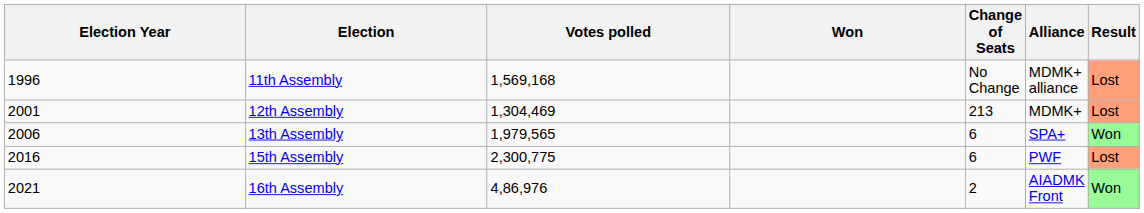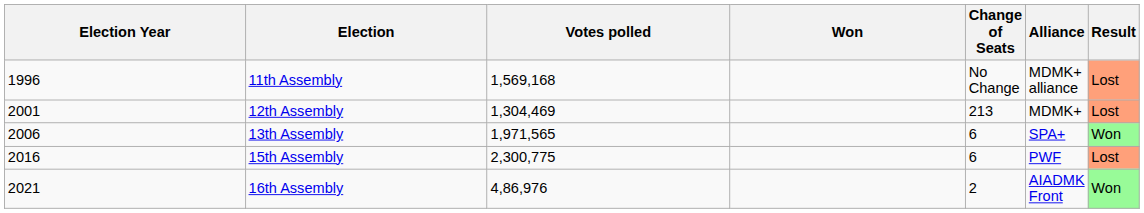(523, 134) 1,979,565 -> (523, 134) 1,971,565
